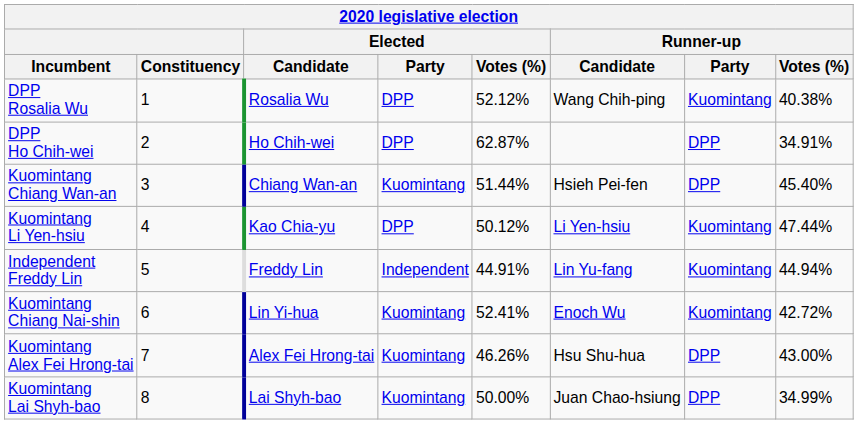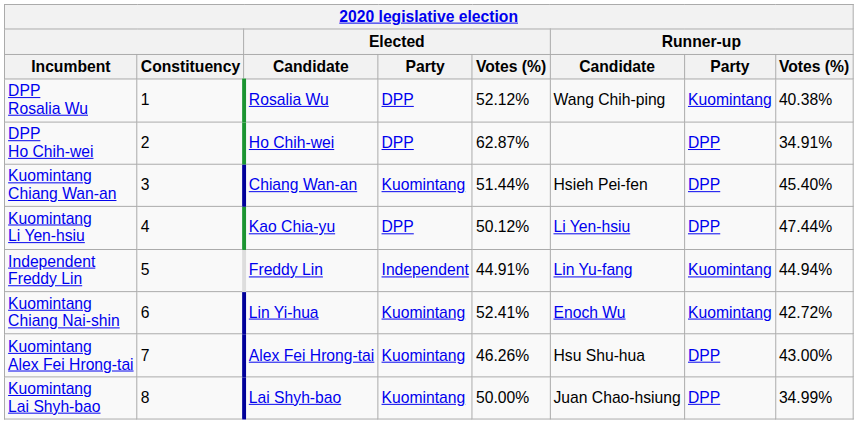(730, 227) Kuomintang -> (704, 227) DPP
